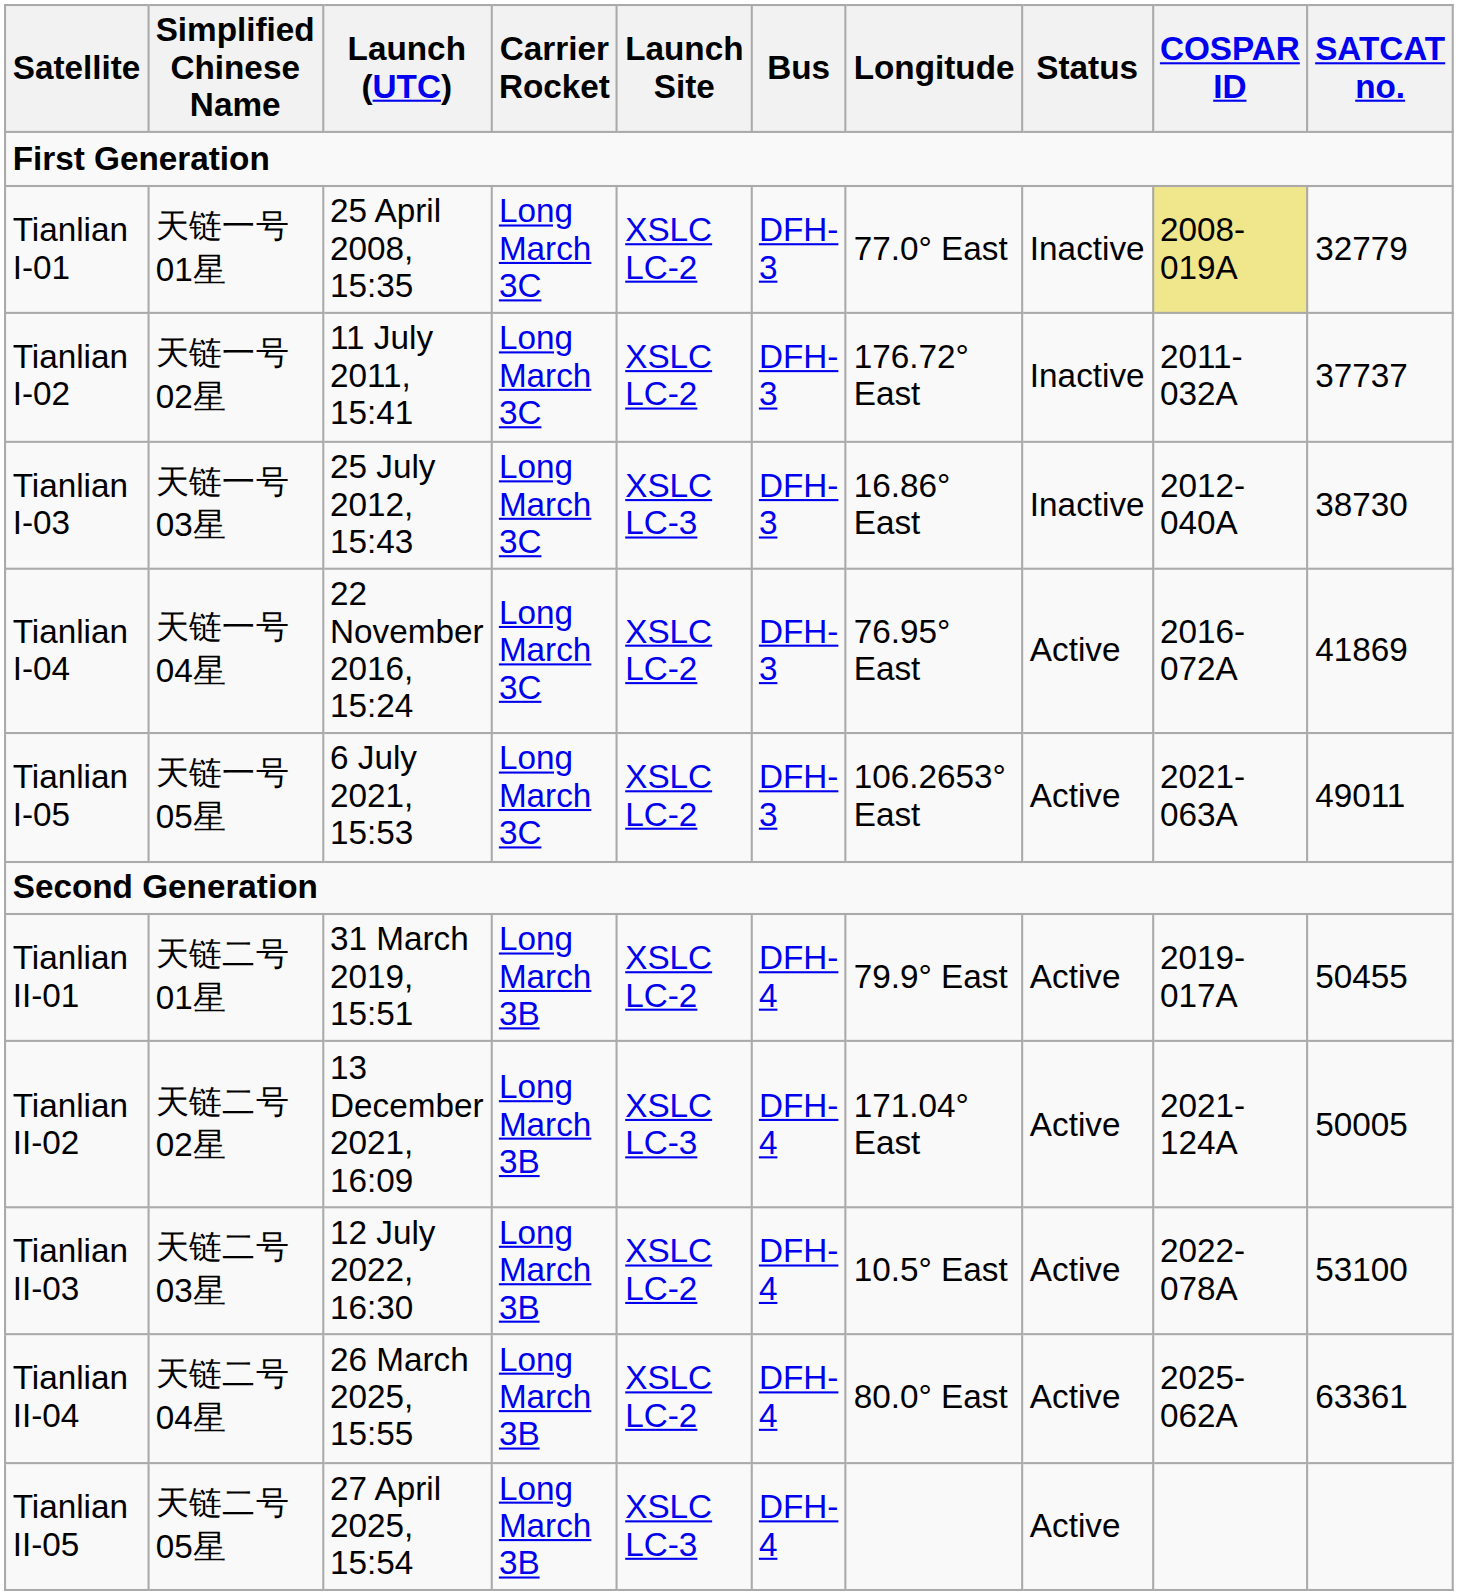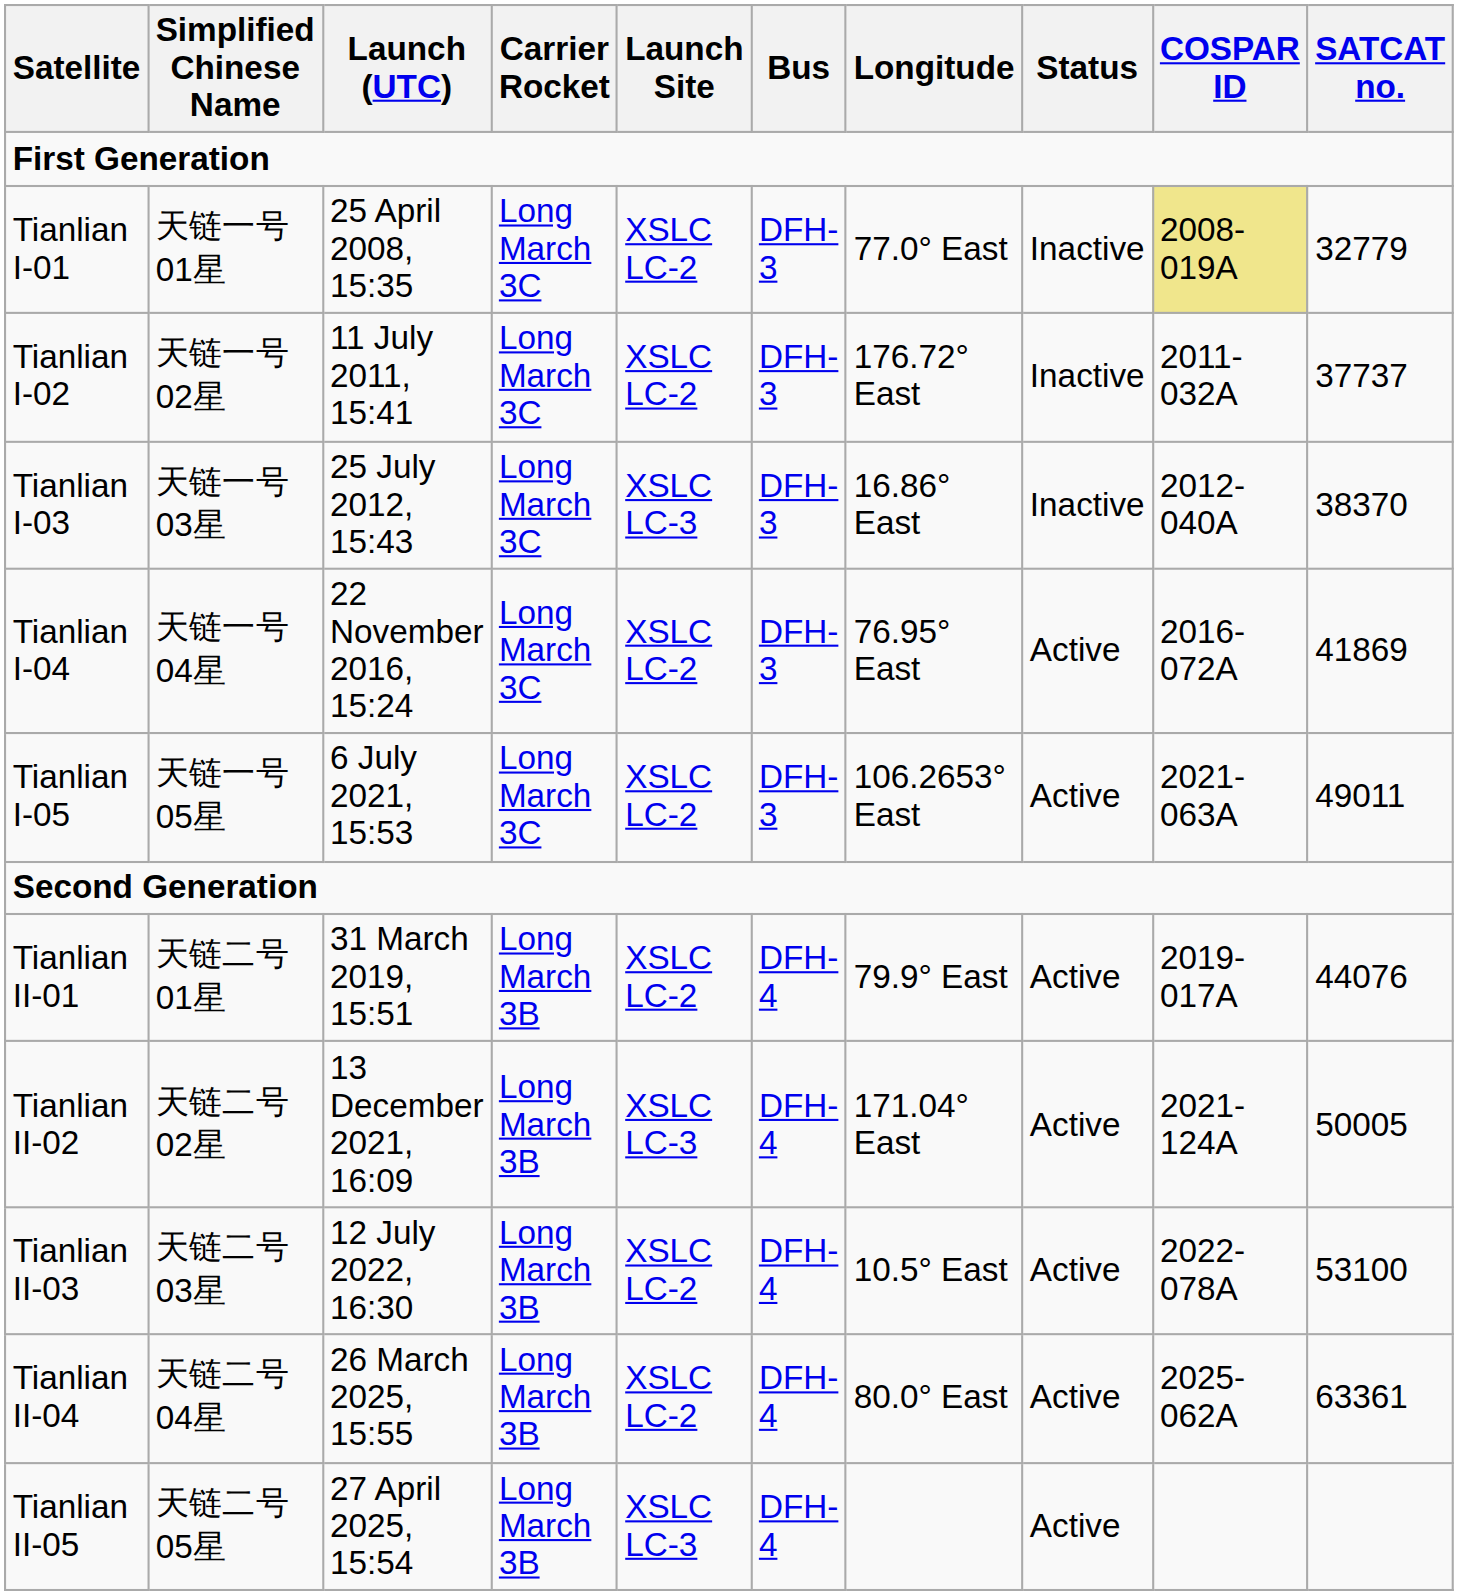(1361, 504) 38730 -> (1361, 504) 38370
(1361, 977) 50455 -> (1361, 977) 44076
